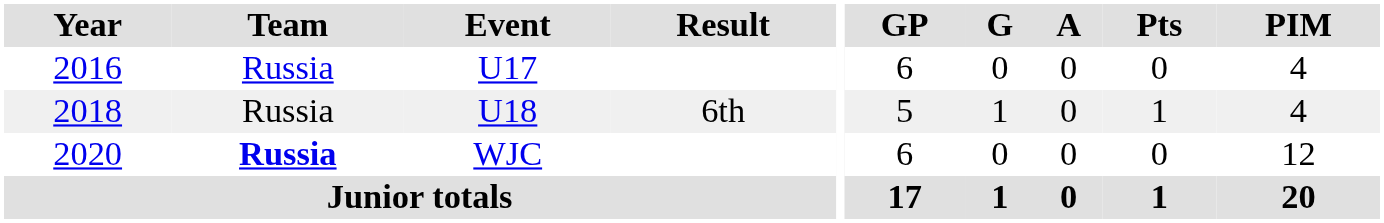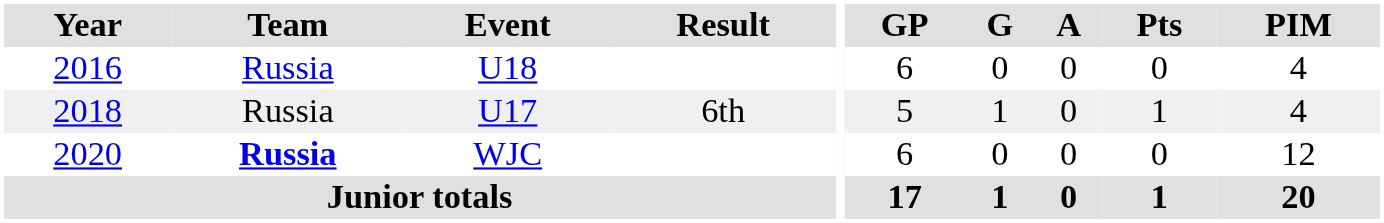(508, 67) U17 -> (508, 67) U18
(508, 110) U18 -> (508, 110) U17
